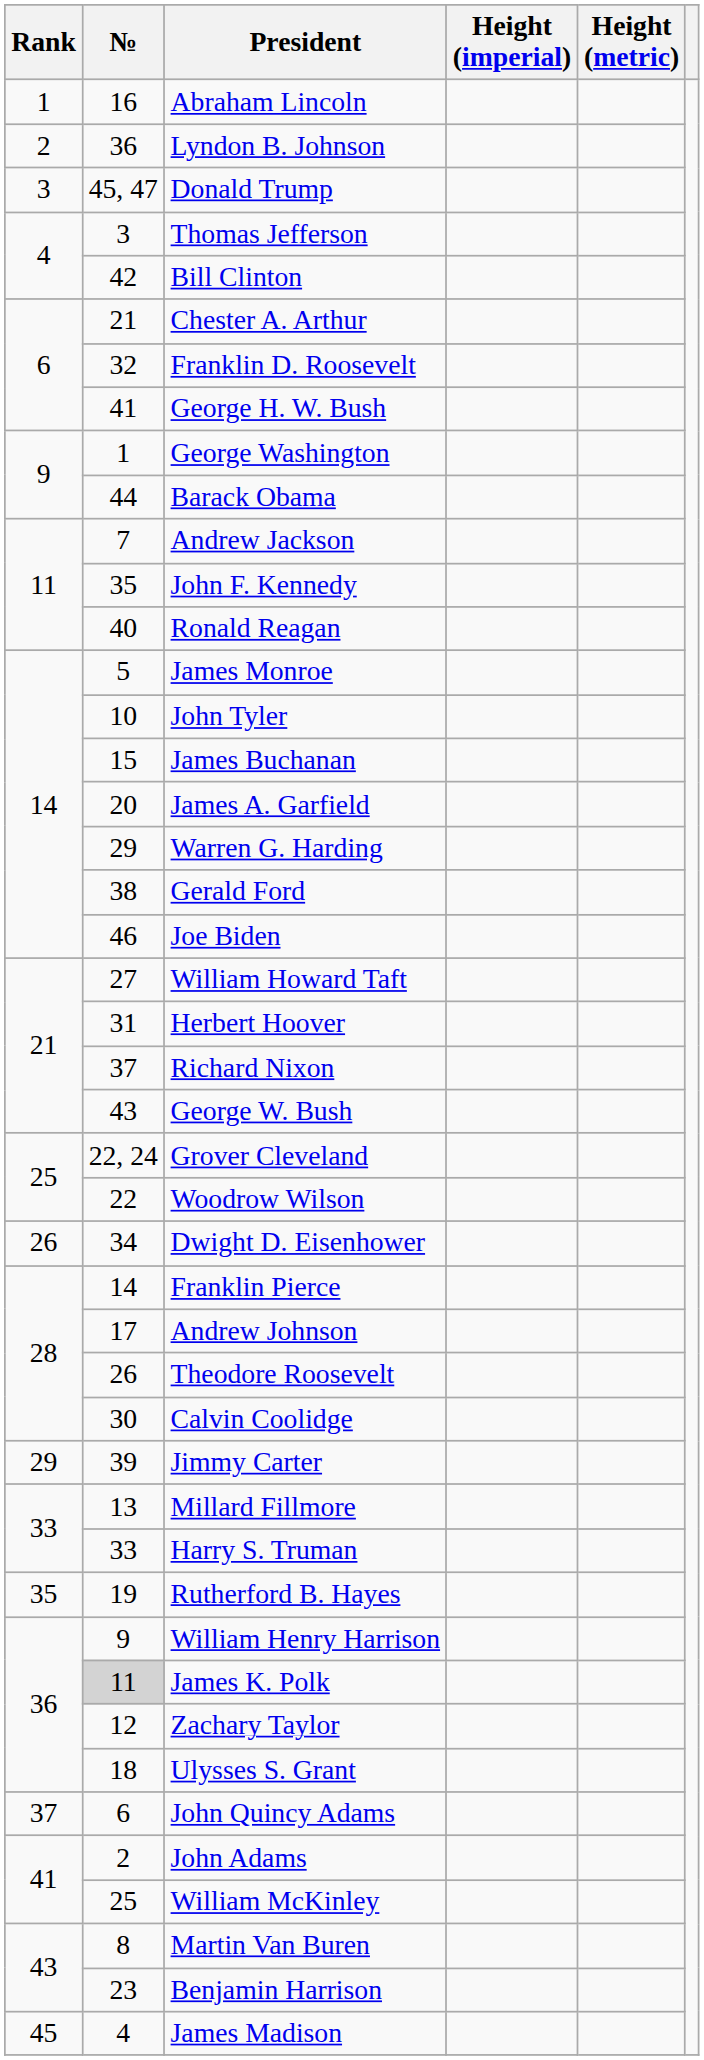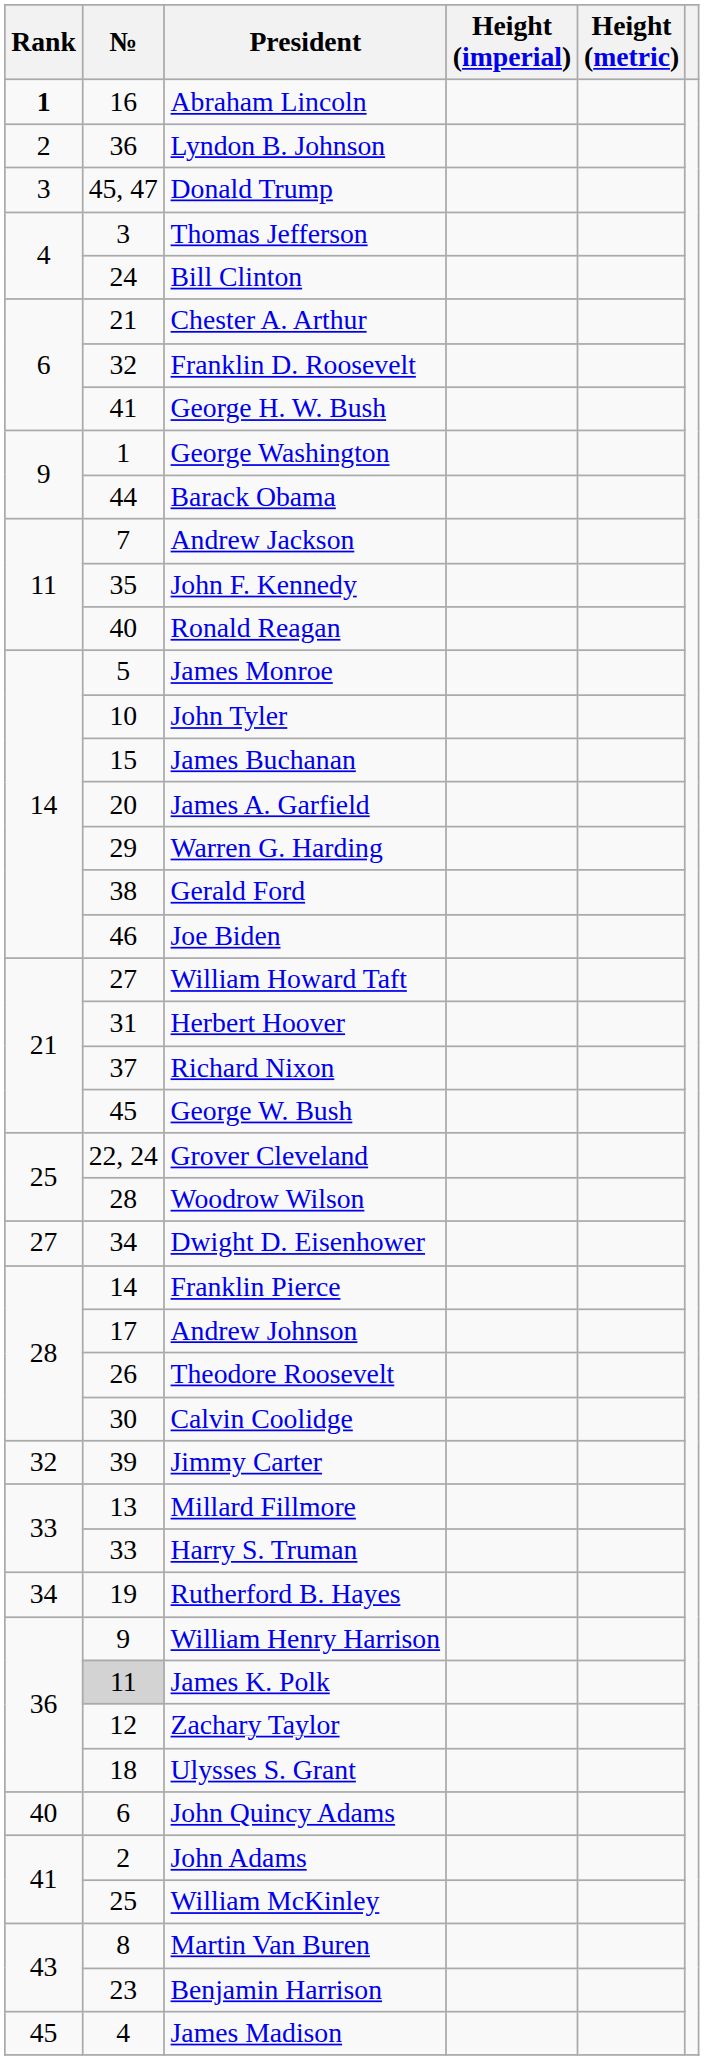(44, 101) normal -> (44, 101) bold
(123, 277) 42 -> (123, 277) 24
(123, 1111) 43 -> (123, 1111) 45
(123, 1198) 22 -> (123, 1198) 28
(44, 1242) 26 -> (44, 1242) 27
(44, 1462) 29 -> (44, 1462) 32
(44, 1594) 35 -> (44, 1594) 34
(44, 1813) 37 -> (44, 1813) 40
